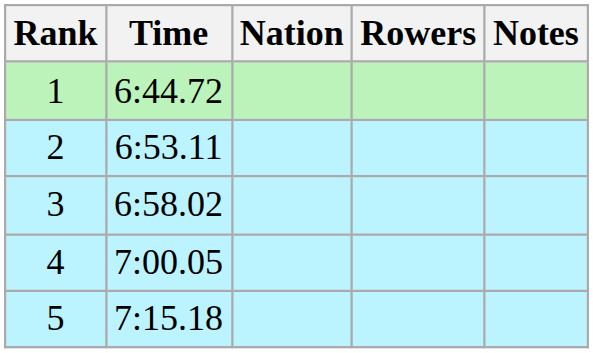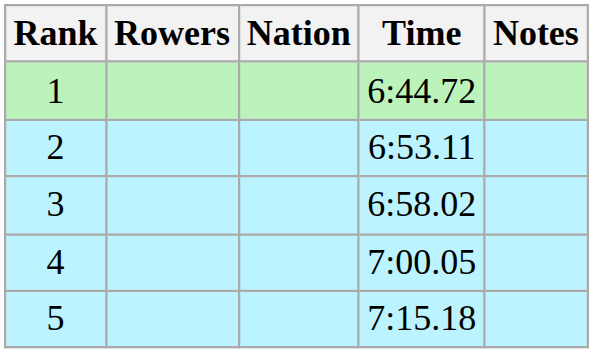columns swapped: (418, 33) <-> (169, 33)
